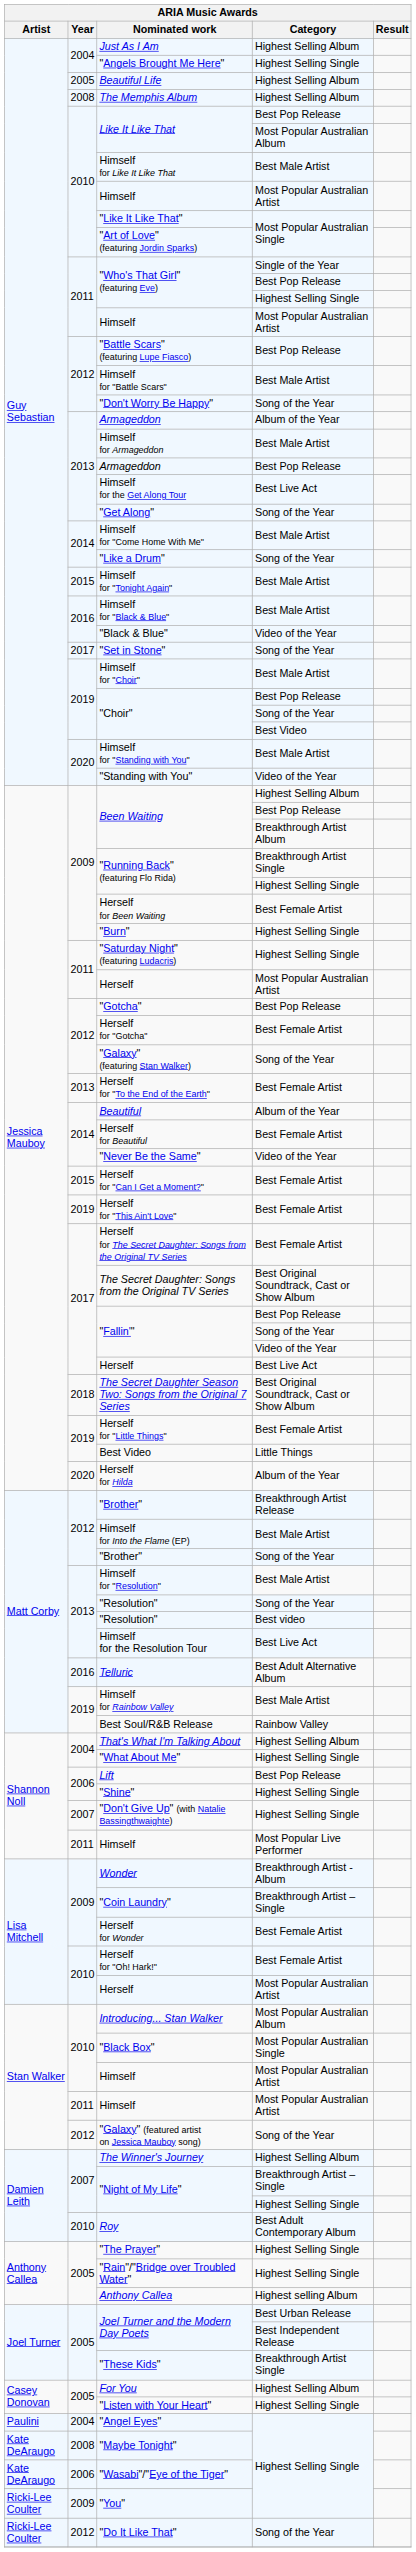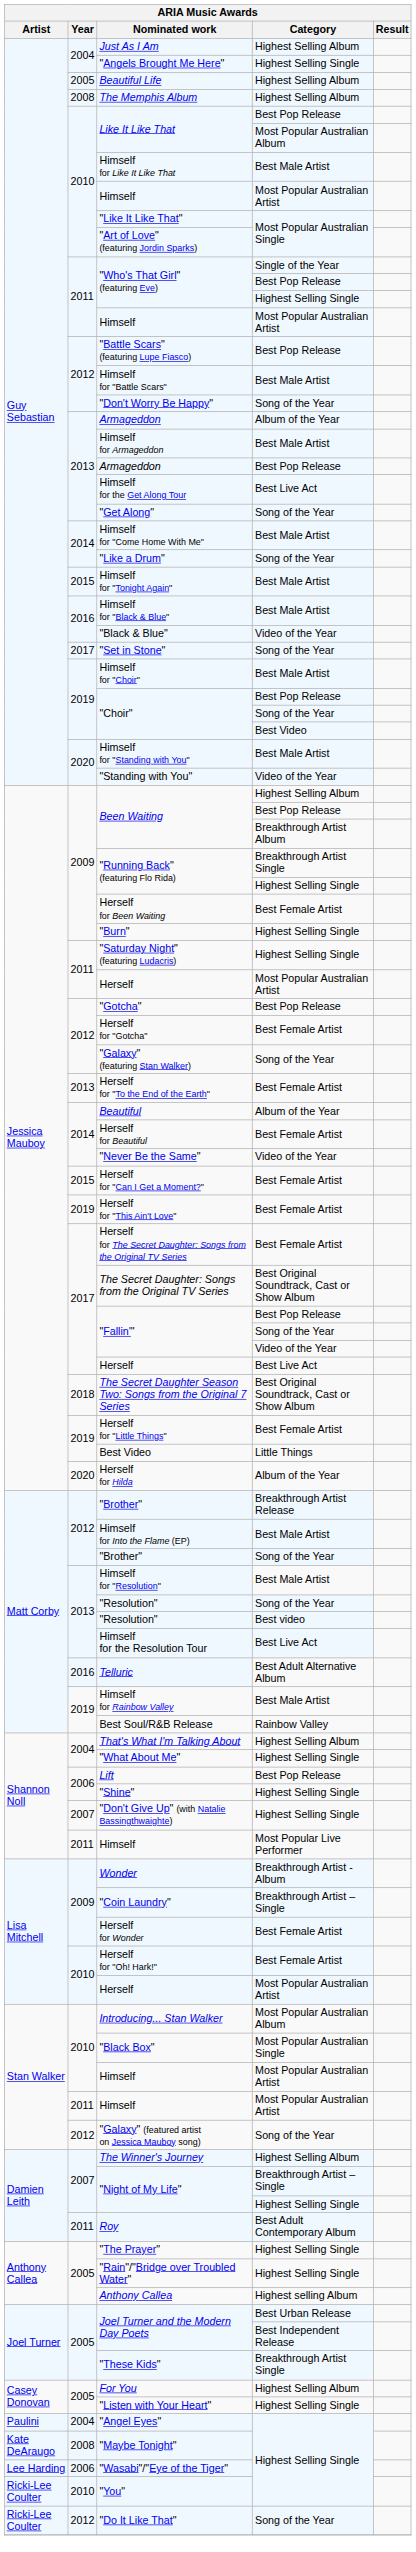(83, 2227) 2010 -> (82, 2227) 2011
(31, 2474) Kate DeAraugo -> (36, 2468) Lee Harding
(83, 2503) 2009 -> (83, 2491) 2010
